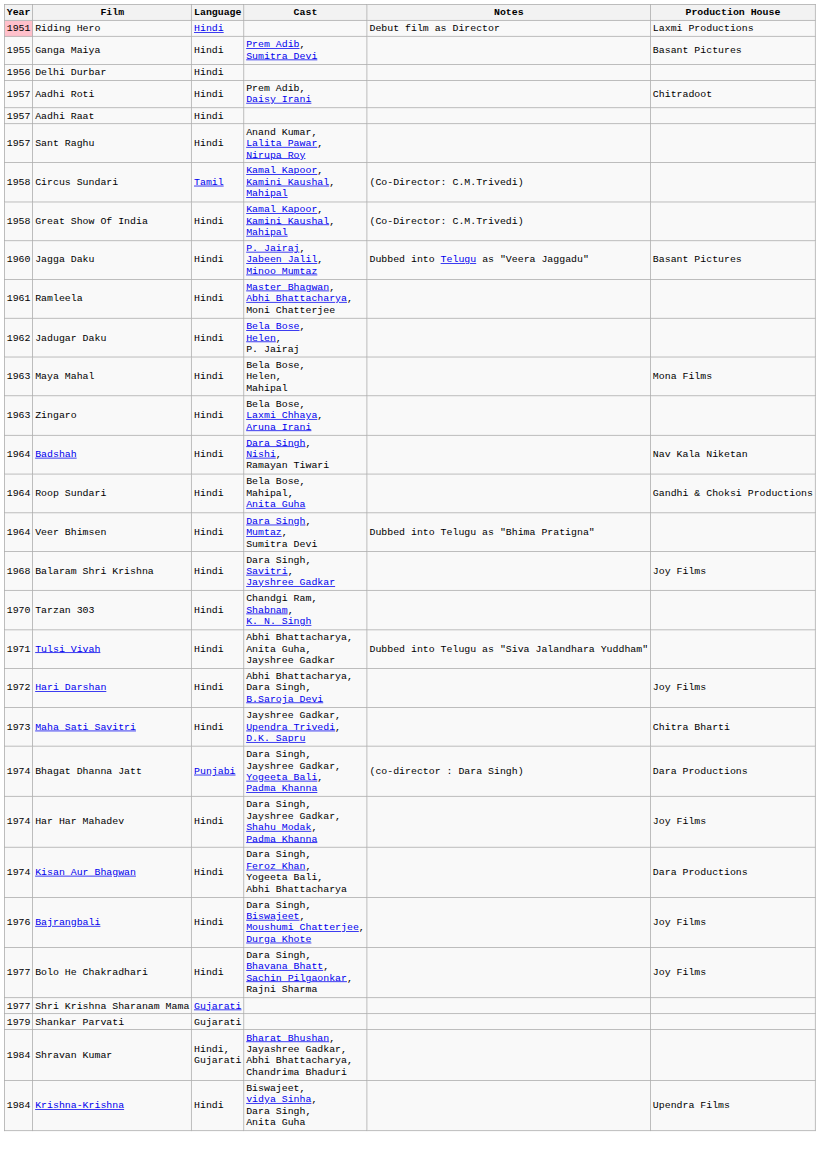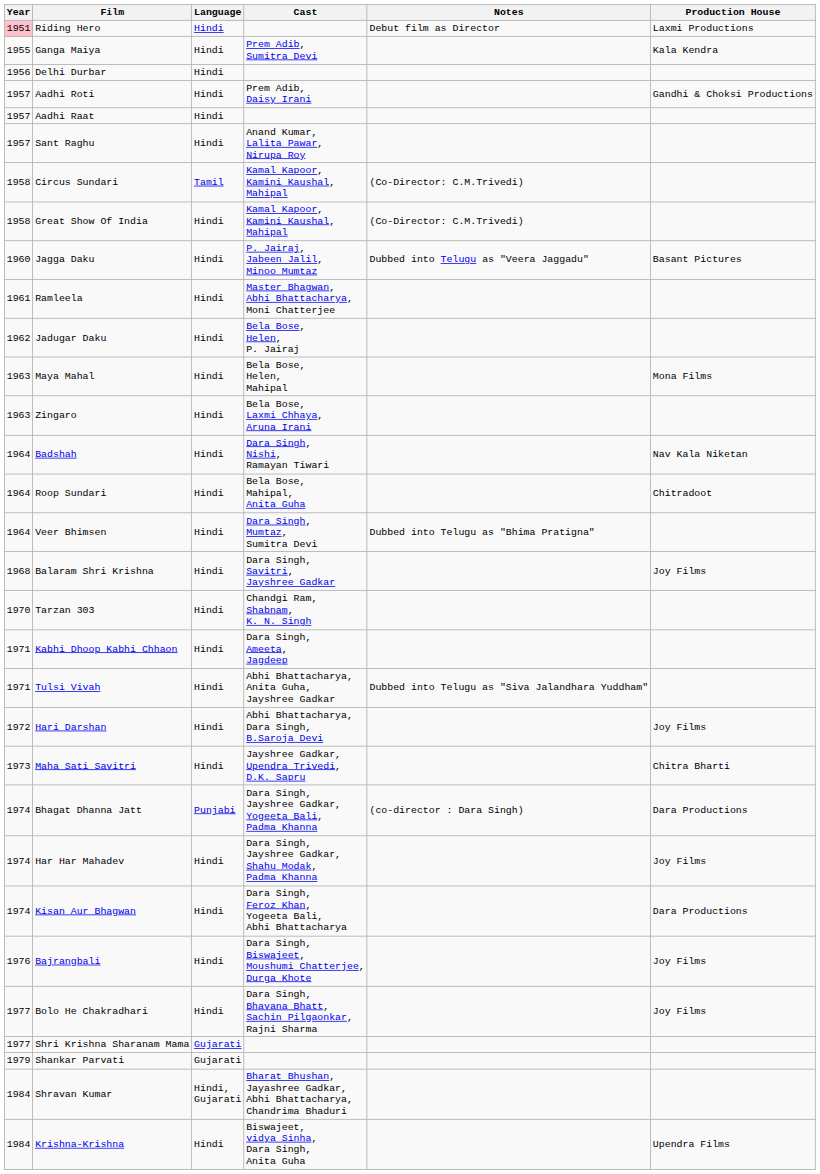(697, 50) Basant Pictures -> (685, 50) Kala Kendra
(682, 94) Chitradoot -> (733, 94) Gandhi & Choksi Productions
(733, 493) Gandhi & Choksi Productions -> (682, 493) Chitradoot
+ row: (106, 649)
